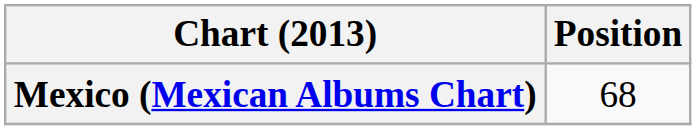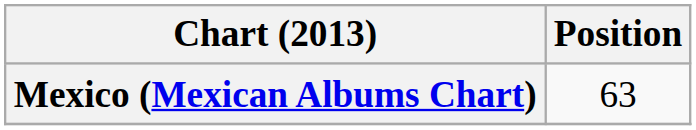(618, 93) 68 -> (618, 93) 63
